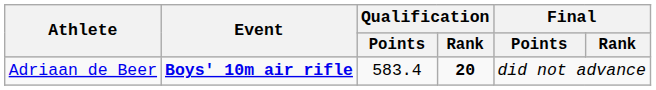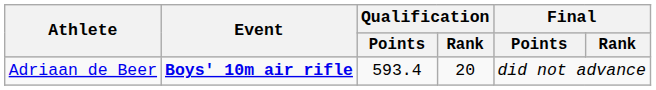(397, 71) 583.4 -> (397, 71) 593.4
(465, 71) bold -> (465, 71) normal
